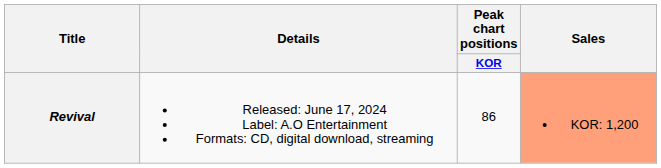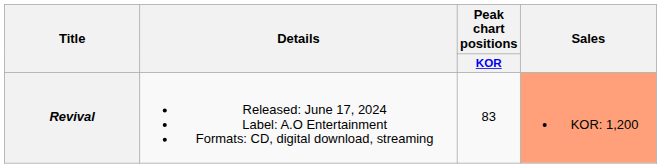(489, 117) 86 -> (489, 117) 83
